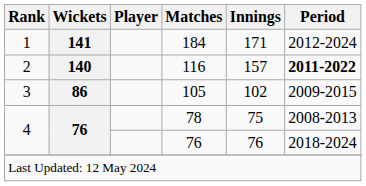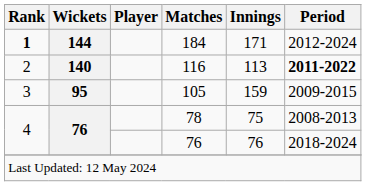(27, 42) normal -> (27, 42) bold
(80, 42) 141 -> (80, 42) 144
(255, 67) 157 -> (255, 67) 113
(80, 92) 86 -> (80, 92) 95
(255, 92) 102 -> (255, 92) 159
